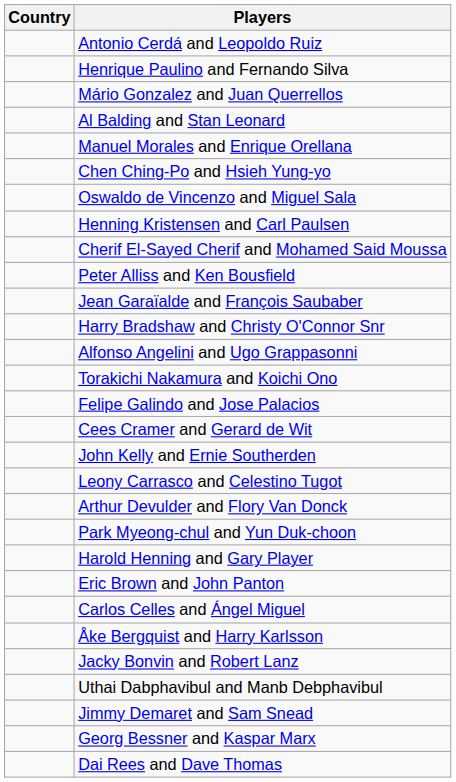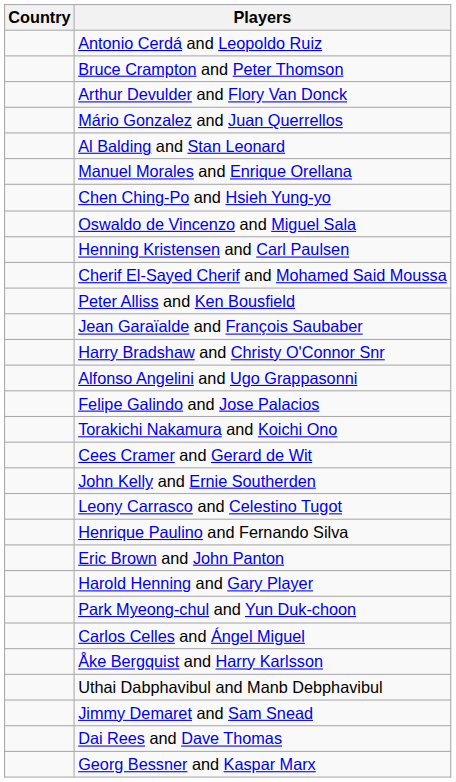+ row: (211, 69)
rows swapped: (213, 507) <-> (213, 69)
rows swapped: (208, 378) <-> (199, 404)
rows swapped: (181, 584) <-> (217, 533)
- row: (188, 661)
rows swapped: (180, 764) <-> (197, 739)
